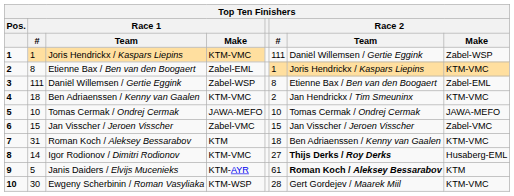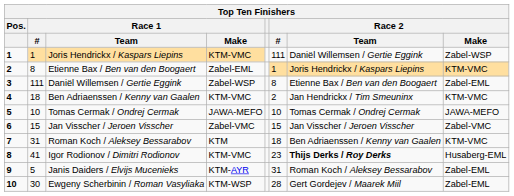(35, 155) 14 -> (35, 155) 41
(276, 155) 27 -> (276, 155) 23
(276, 169) 61 -> (276, 169) 31
(366, 169) bold -> (361, 169) normal
(456, 169) KTM -> (467, 169) Zabel-EML
(467, 183) KTM-VMC -> (467, 183) Zabel-EML
